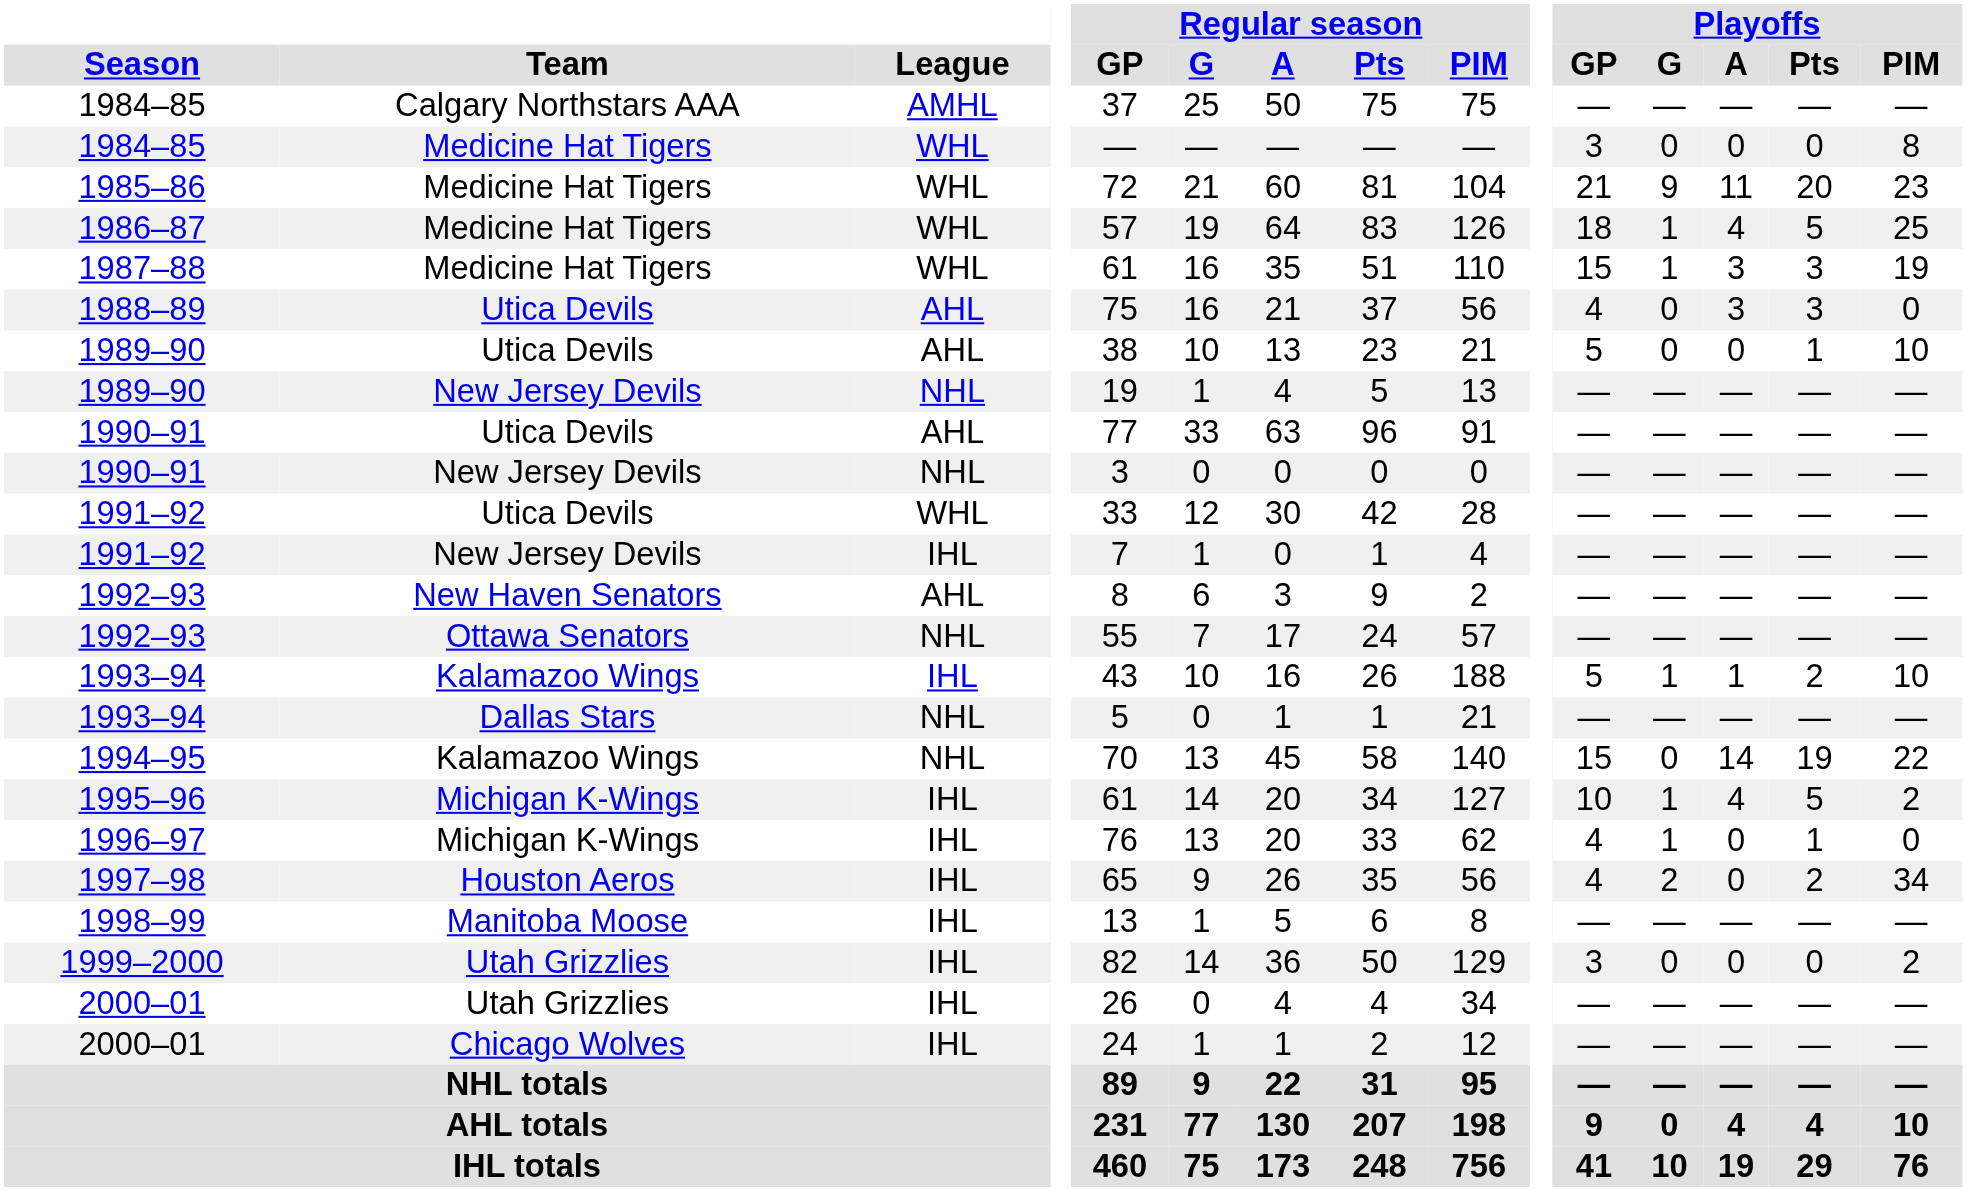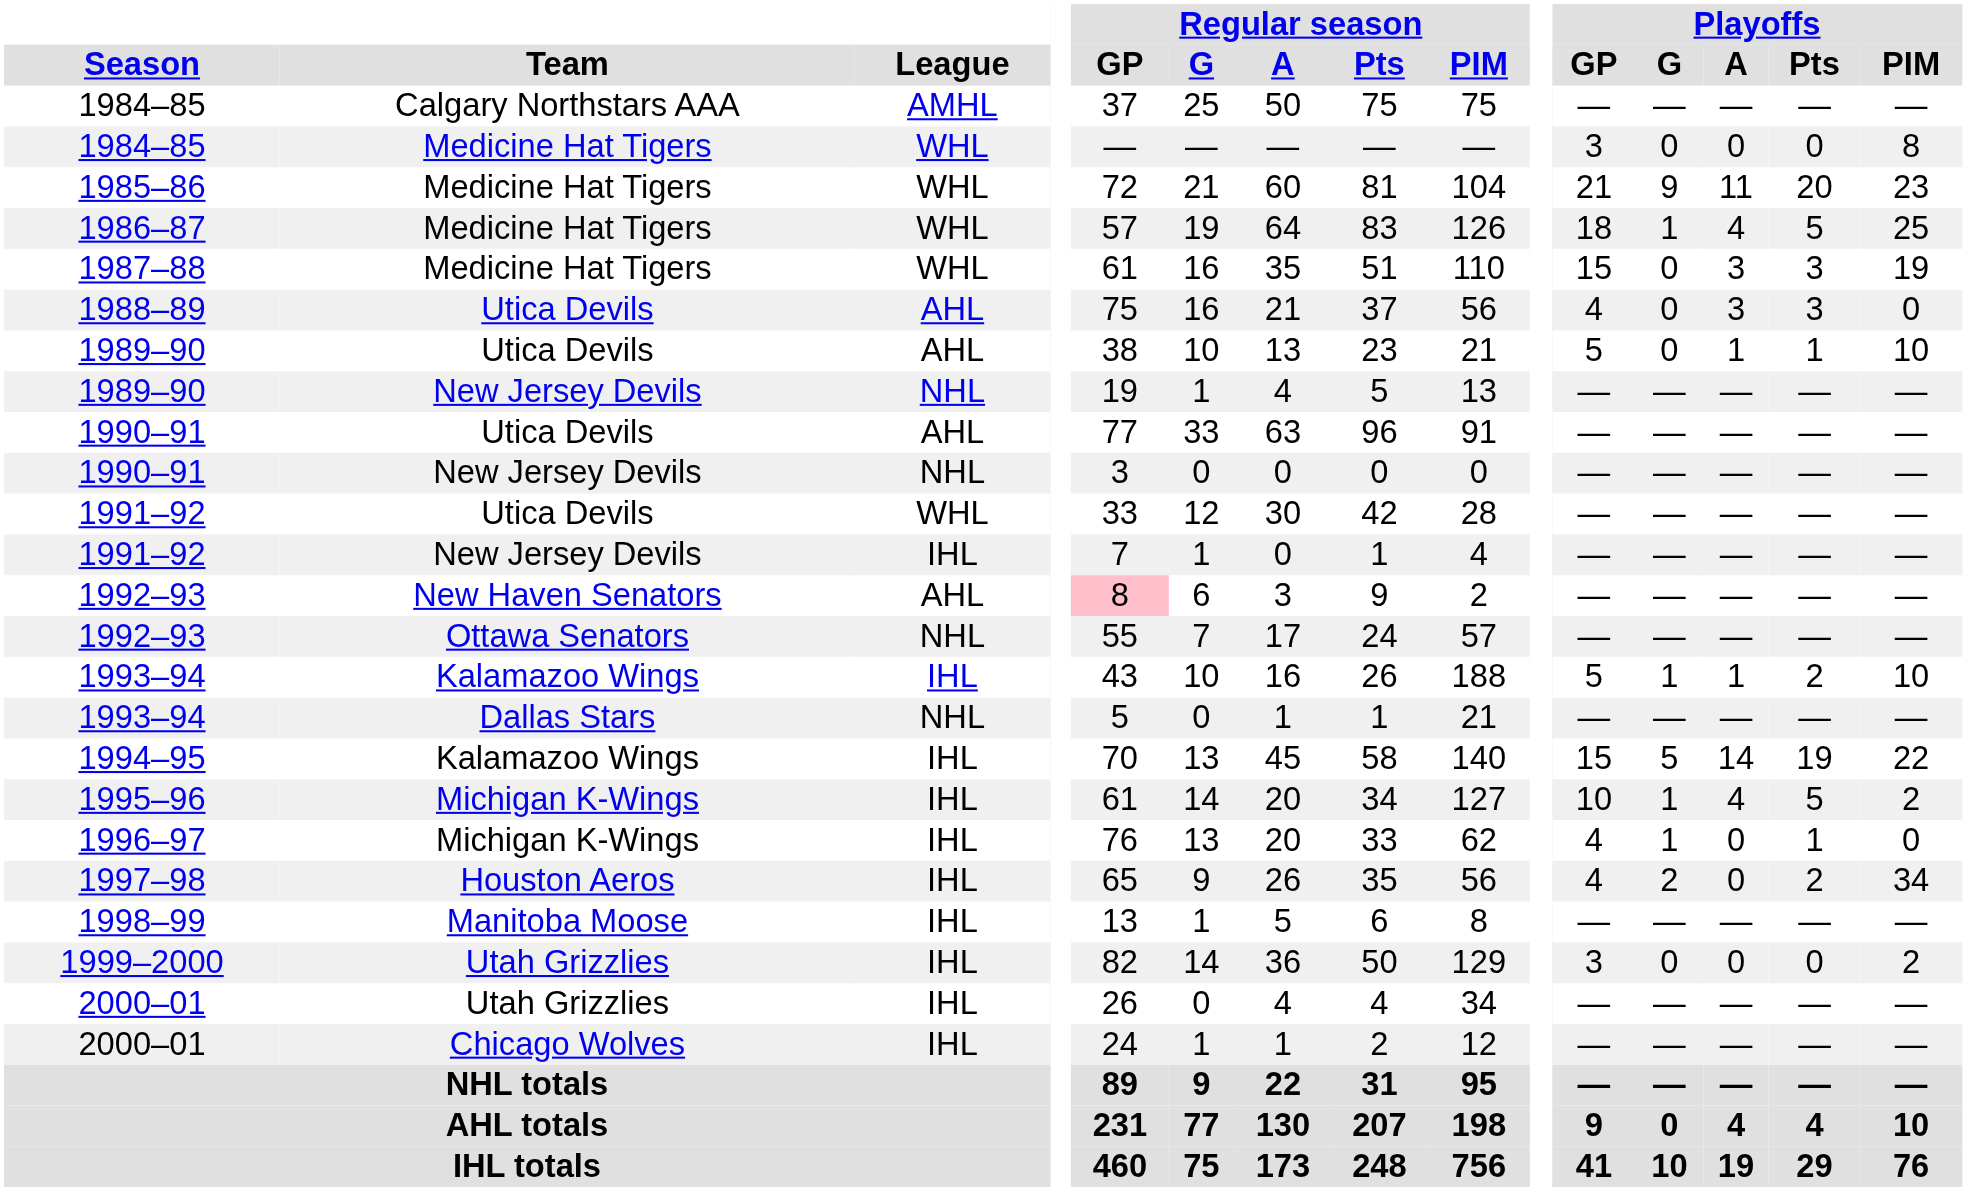(1669, 268) 1 -> (1669, 268) 0
(1736, 350) 0 -> (1736, 350) 1
(1120, 595) no background -> (1120, 595) pink background
(952, 758) NHL -> (952, 758) IHL
(1669, 758) 0 -> (1669, 758) 5
